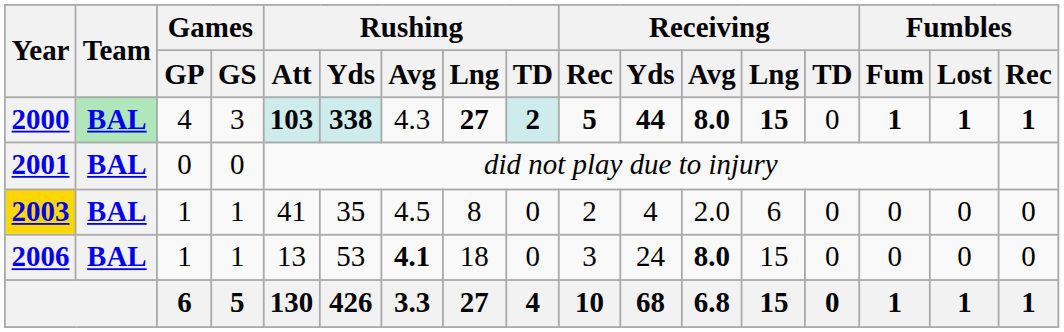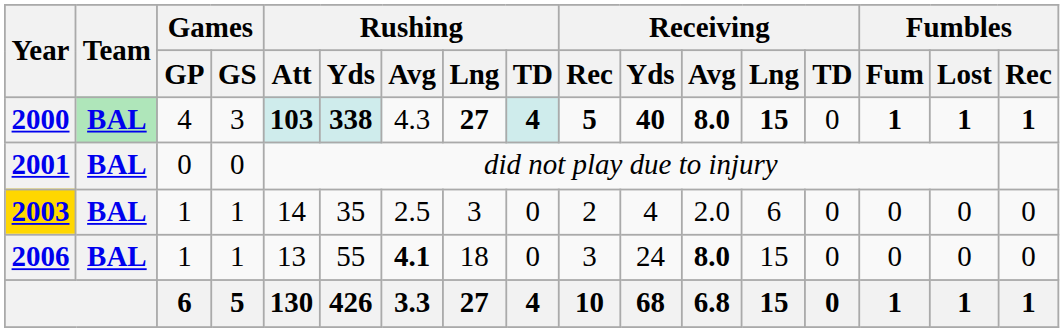(533, 119) 2 -> (533, 119) 4
(650, 119) 44 -> (650, 119) 40
(292, 211) 41 -> (292, 211) 14
(412, 211) 4.5 -> (412, 211) 2.5
(474, 211) 8 -> (474, 211) 3
(351, 257) 53 -> (351, 257) 55
